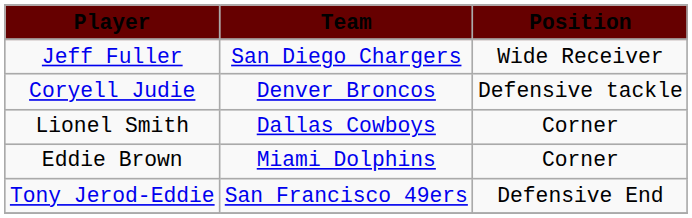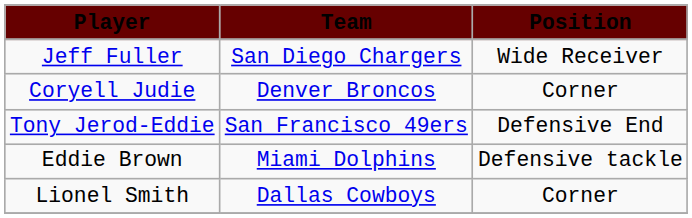(580, 92) Defensive tackle -> (580, 92) Corner
rows swapped: (112, 196) <-> (112, 126)
(580, 161) Corner -> (580, 161) Defensive tackle
